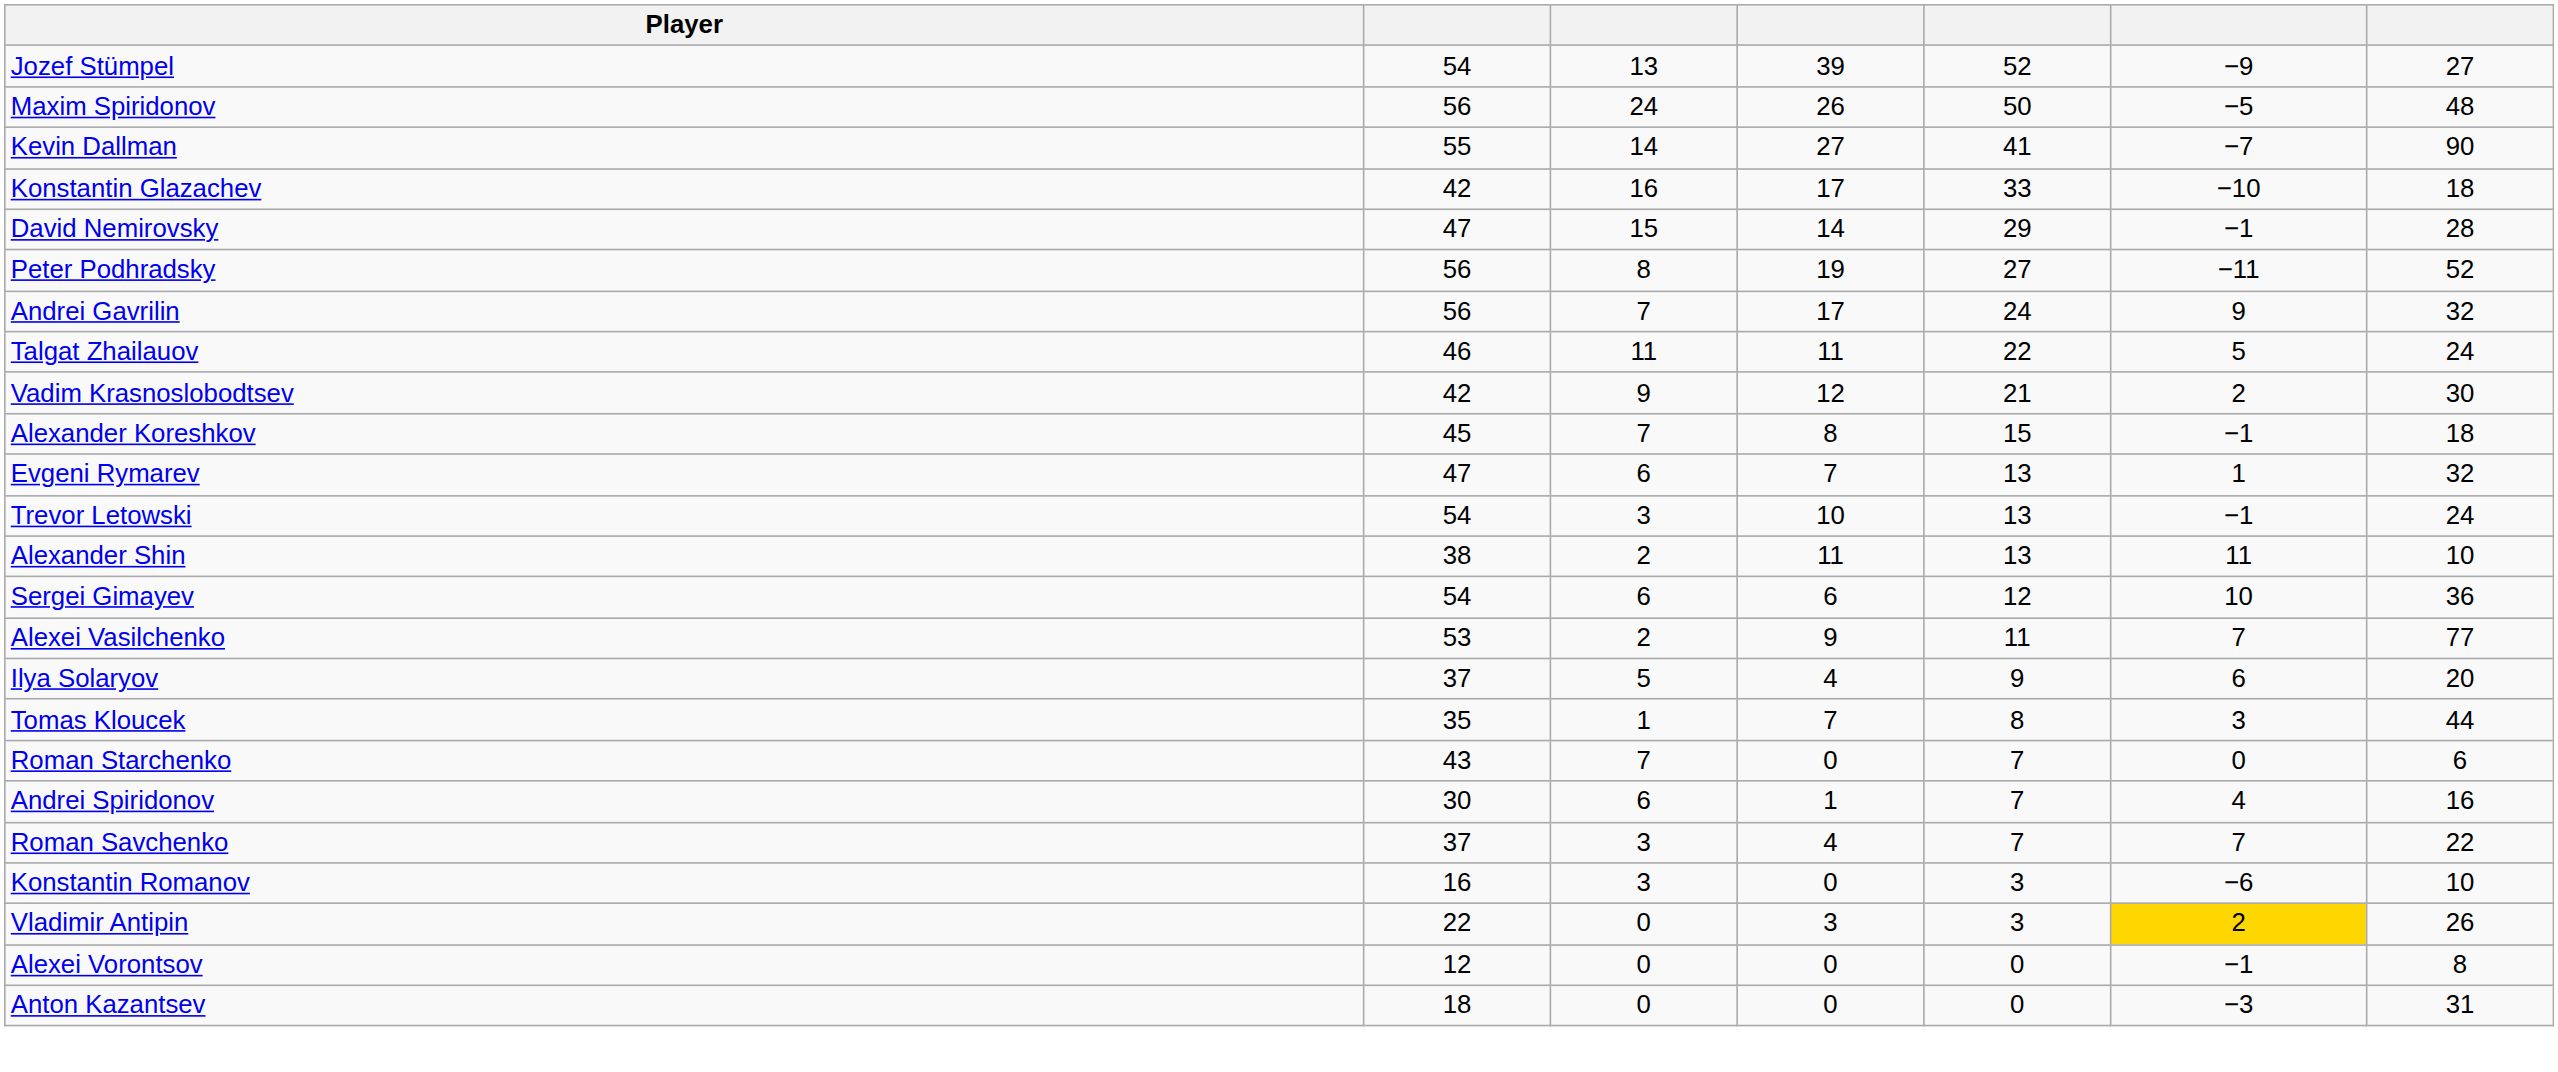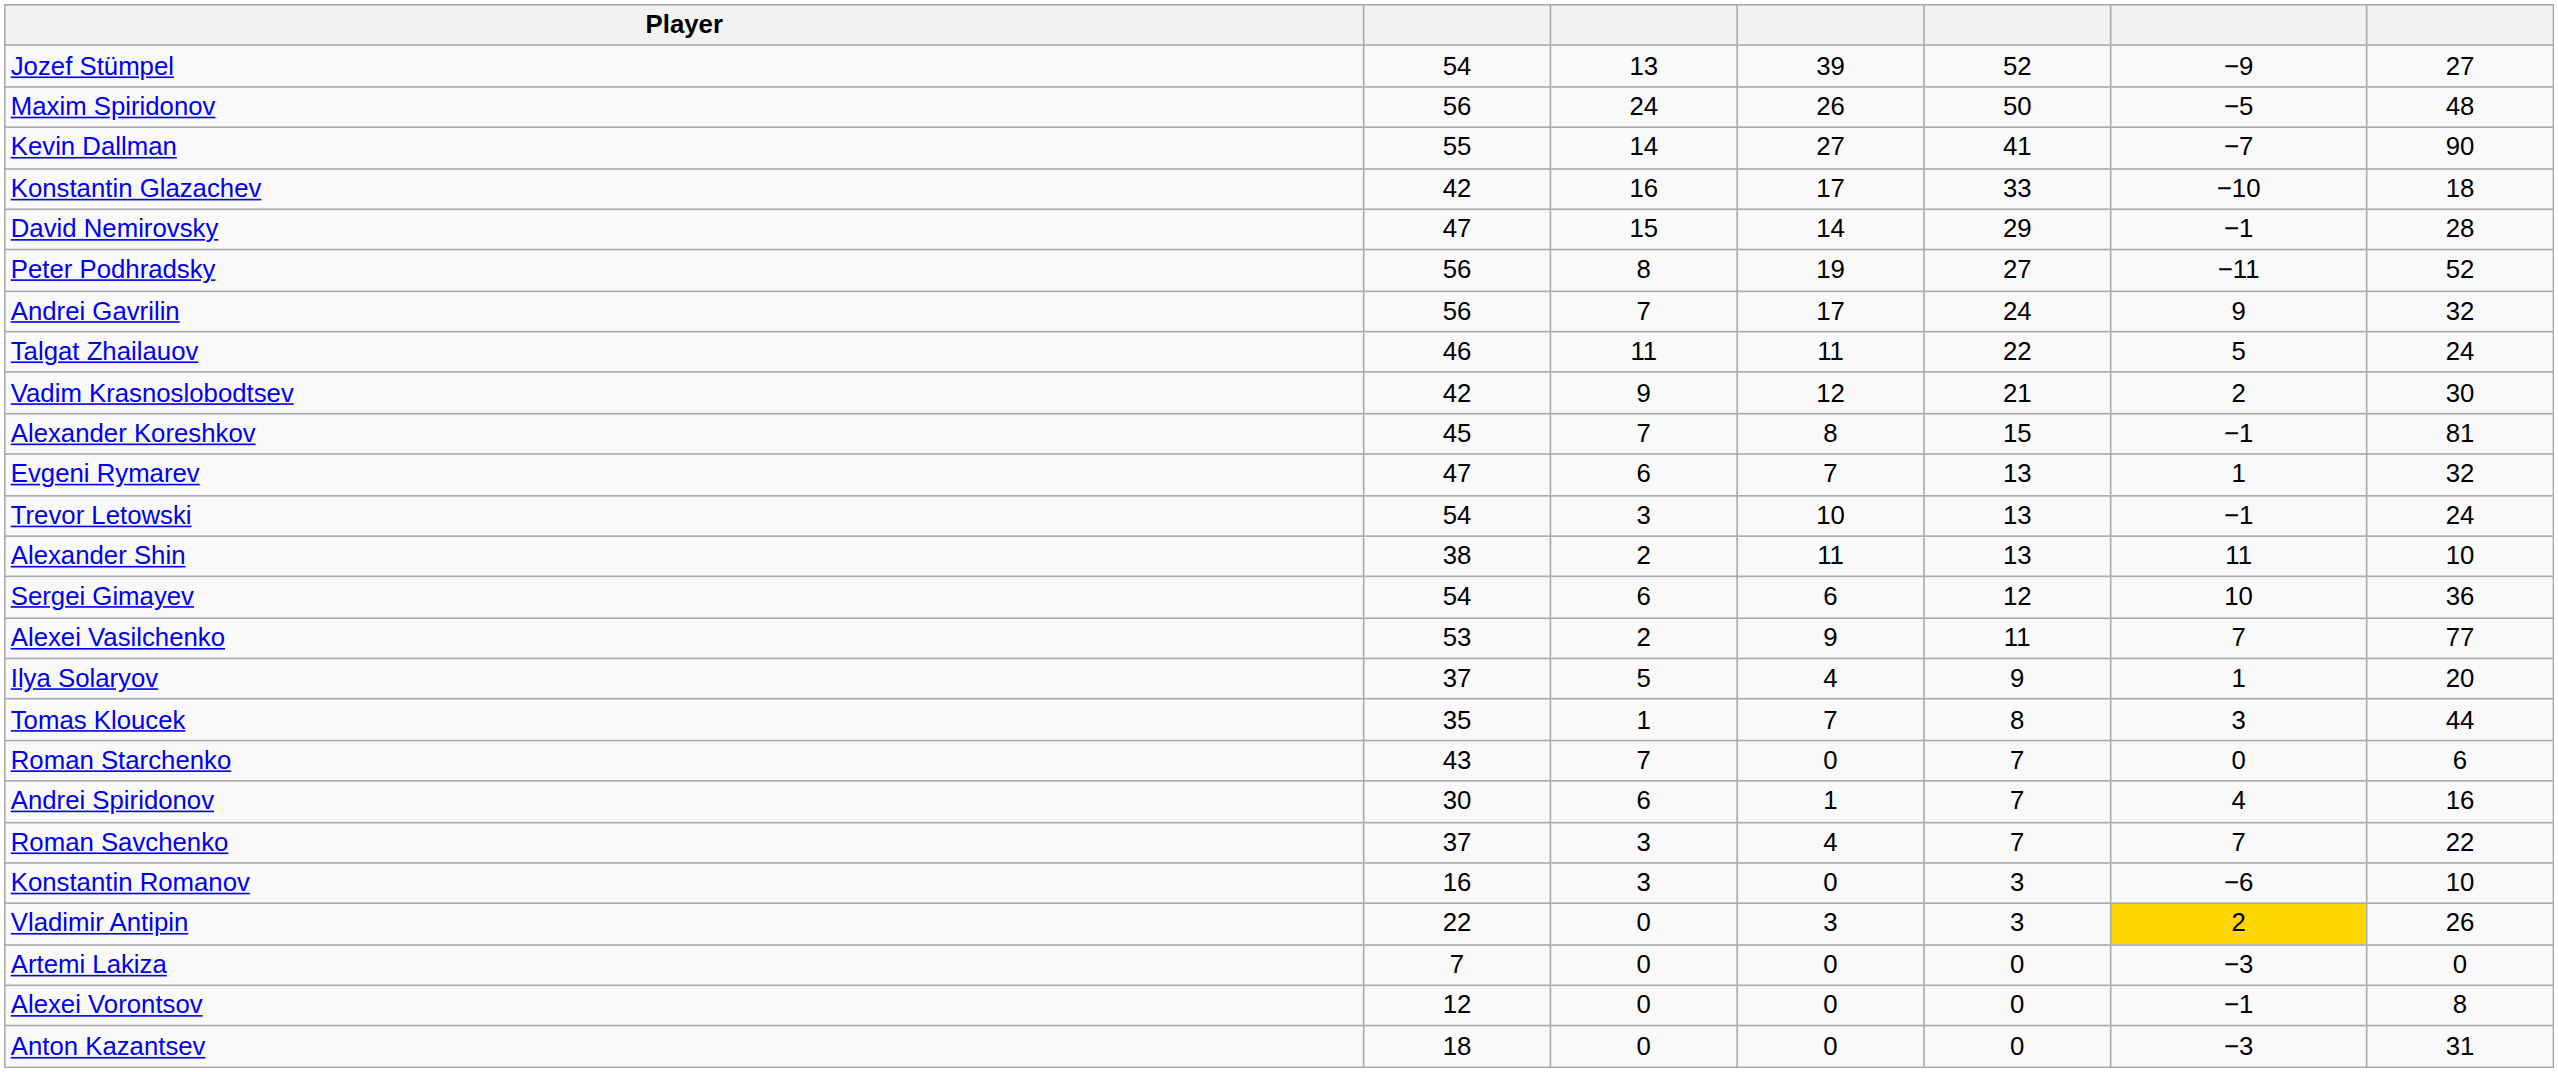(2460, 433) 18 -> (2460, 433) 81
(2239, 678) 6 -> (2239, 678) 1
+ row: (89, 964)
